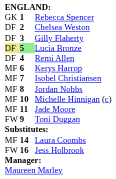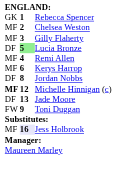(10, 27) DF -> (11, 27) MF
(10, 38) DF -> (11, 38) MF
(10, 48) khaki background -> (10, 48) no background
(10, 58) DF -> (11, 58) MF
- row: (68, 78)
(11, 89) MF -> (10, 78) DF
(11, 99) normal -> (12, 89) bold
(24, 99) 10 -> (24, 89) 12
(11, 109) MF -> (10, 99) DF
(24, 109) 11 -> (24, 99) 13
- row: (60, 140)
(11, 150) FW -> (11, 129) MF
(24, 150) no background -> (24, 129) lavender background
